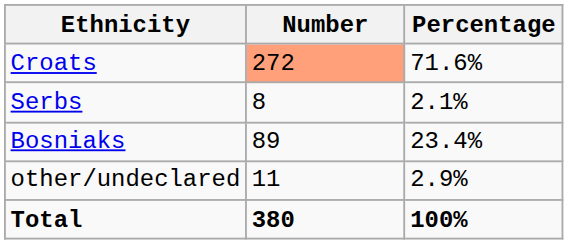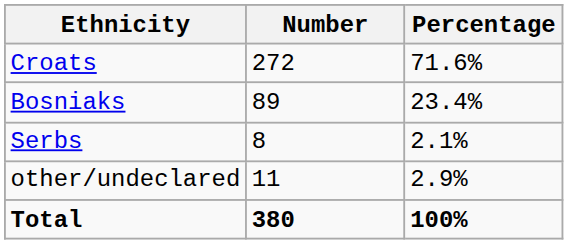(273, 63) lightsalmon background -> (273, 63) no background
rows swapped: (68, 141) <-> (47, 102)
